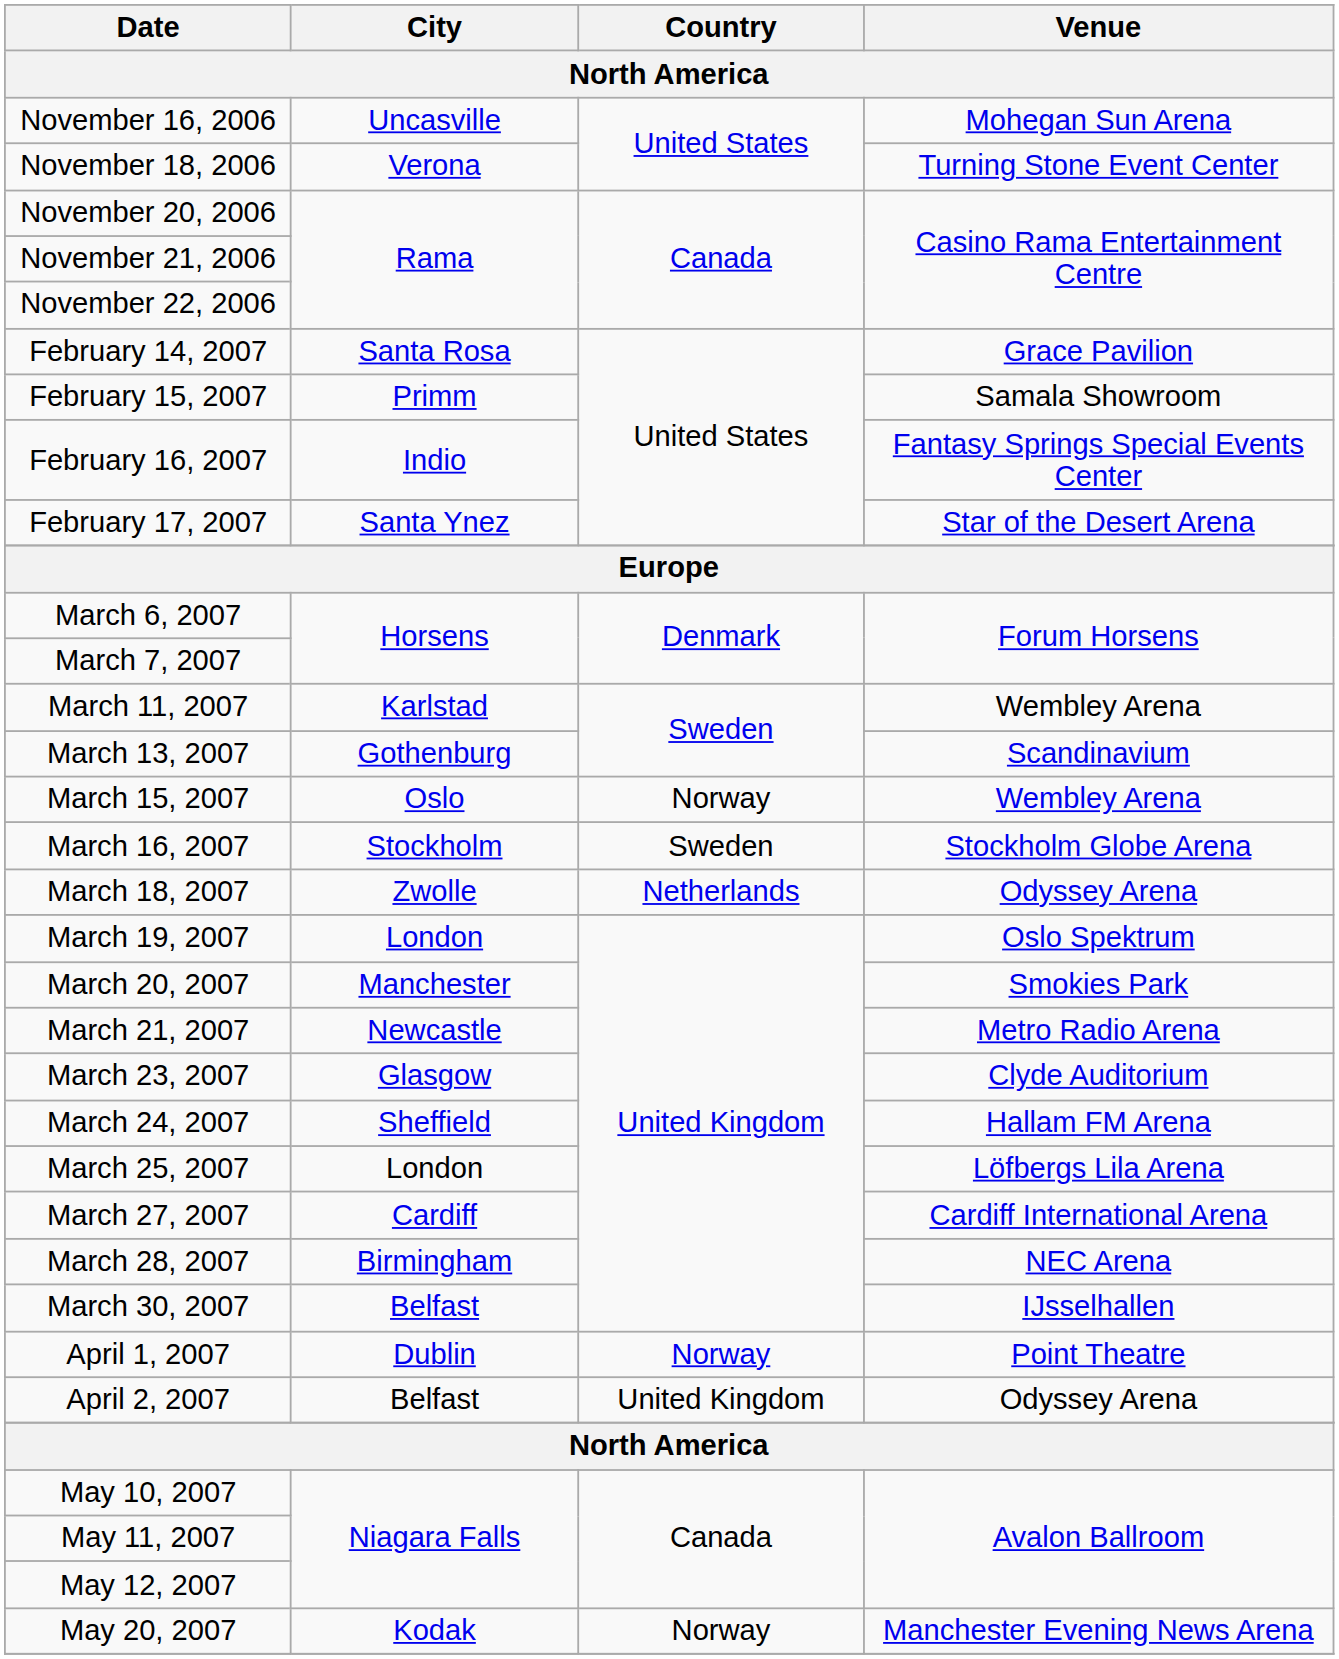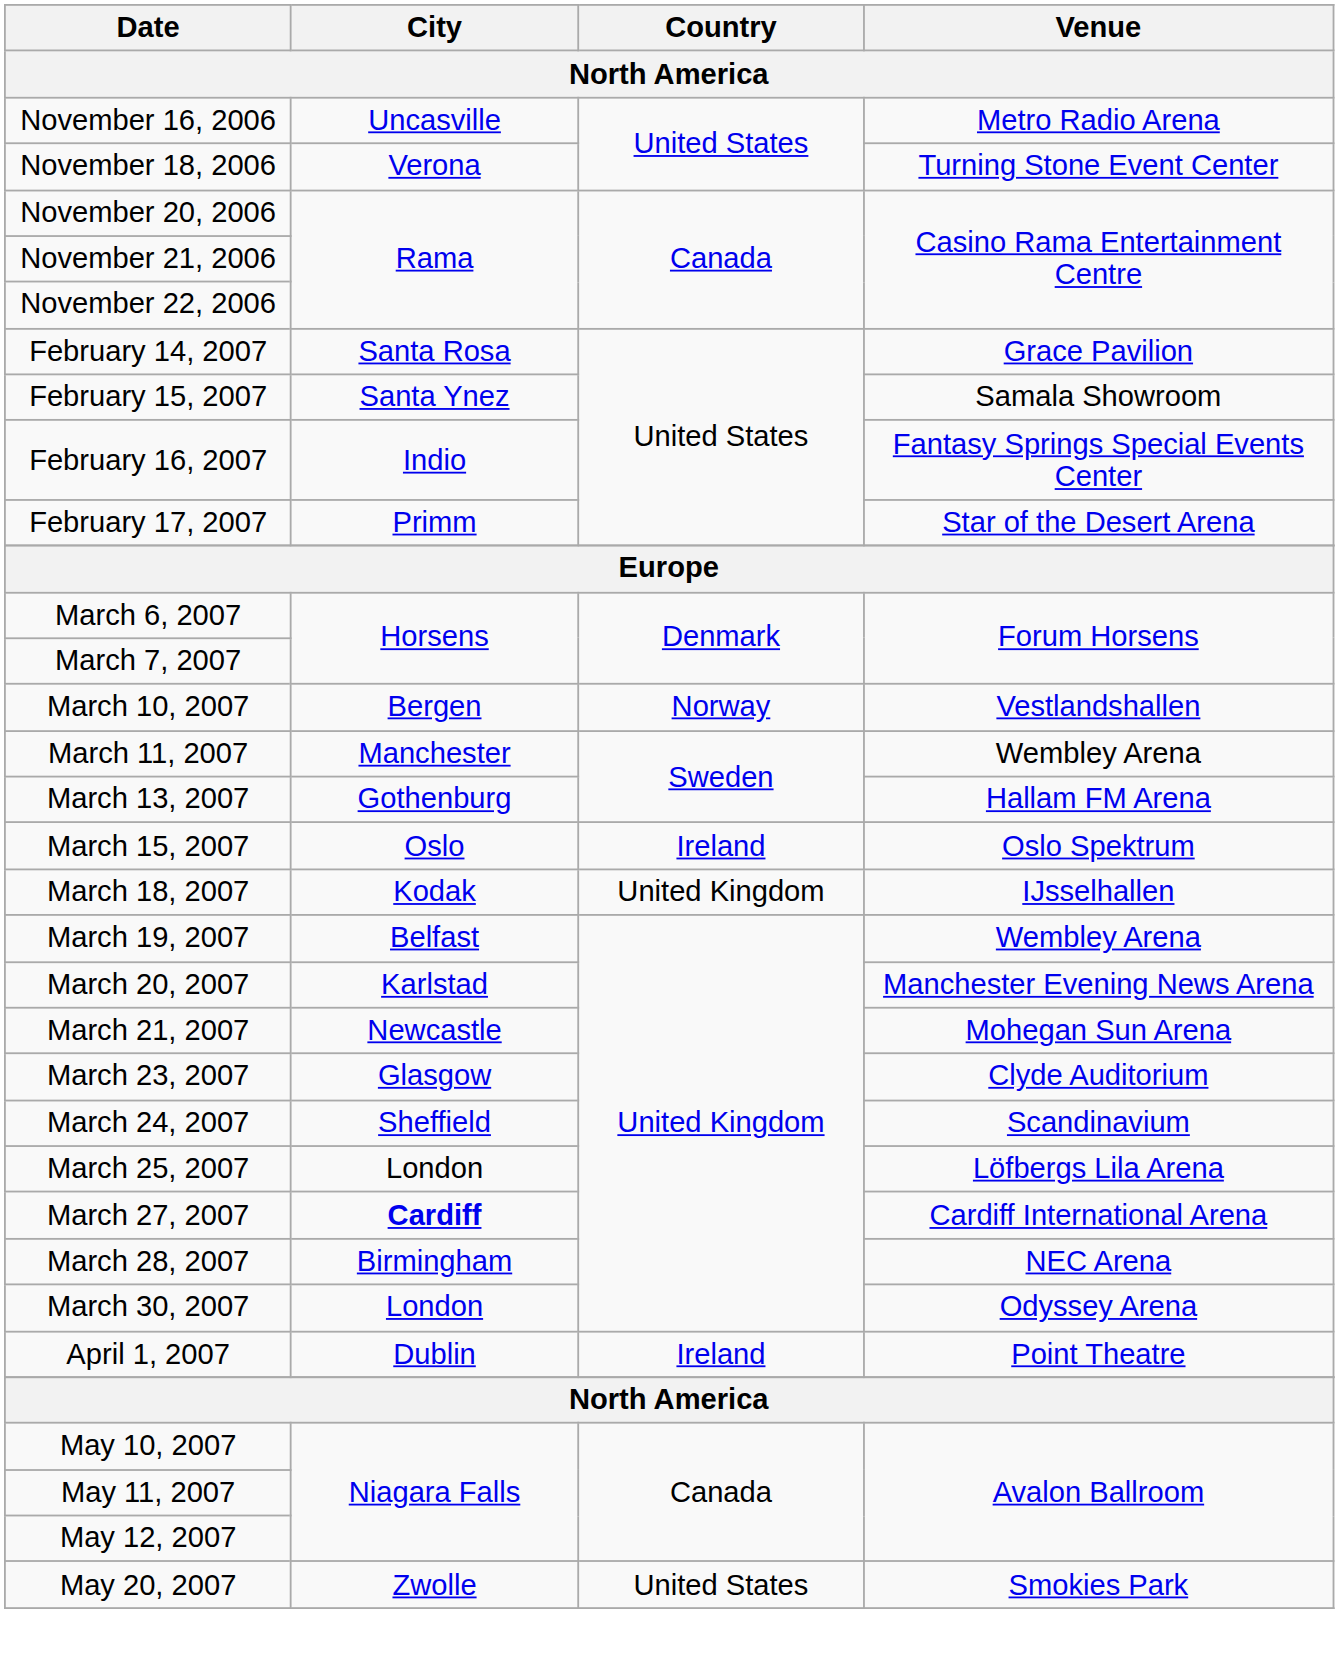(1098, 119) Mohegan Sun Arena -> (1098, 119) Metro Radio Arena
(435, 397) Primm -> (435, 397) Santa Ynez
(435, 522) Santa Ynez -> (435, 522) Primm
+ row: (148, 706)
(435, 706) Karlstad -> (435, 753) Manchester
(1098, 753) Scandinavium -> (1098, 799) Hallam FM Arena
(721, 799) Norway -> (721, 845) Ireland
(1098, 799) Wembley Arena -> (1098, 845) Oslo Spektrum
- row: (148, 845)
(435, 891) Zwolle -> (435, 891) Kodak
(721, 891) Netherlands -> (721, 891) United Kingdom
(1098, 891) Odyssey Arena -> (1098, 891) IJsselhallen
(435, 937) London -> (435, 937) Belfast
(1098, 937) Oslo Spektrum -> (1098, 937) Wembley Arena
(435, 984) Manchester -> (435, 984) Karlstad
(1098, 984) Smokies Park -> (1098, 984) Manchester Evening News Arena
(1098, 1030) Metro Radio Arena -> (1098, 1030) Mohegan Sun Arena
(1098, 1122) Hallam FM Arena -> (1098, 1122) Scandinavium
(435, 1214) normal -> (435, 1214) bold
(435, 1307) Belfast -> (435, 1307) London
(1098, 1307) IJsselhallen -> (1098, 1307) Odyssey Arena
(721, 1353) Norway -> (721, 1353) Ireland
- row: (148, 1399)
(435, 1630) Kodak -> (435, 1584) Zwolle
(721, 1630) Norway -> (721, 1584) United States
(1098, 1630) Manchester Evening News Arena -> (1098, 1584) Smokies Park
